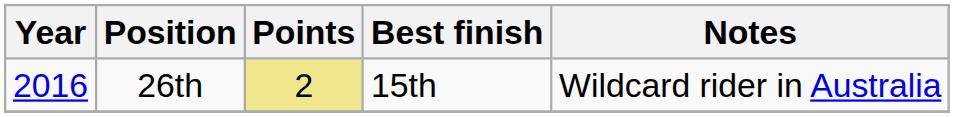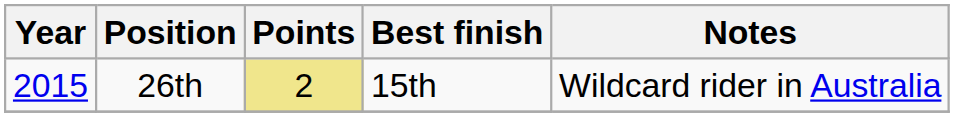(50, 85) 2016 -> (50, 85) 2015
